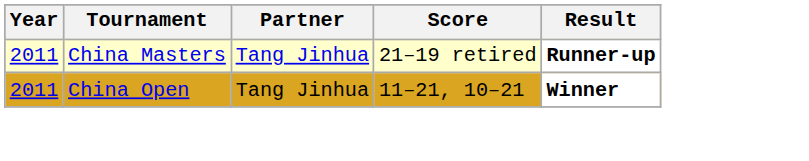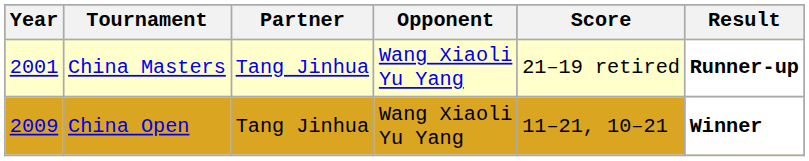+ column: (446, 22)
(34, 56) 2011 -> (34, 68) 2001
(34, 90) 2011 -> (34, 126) 2009
